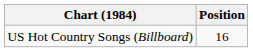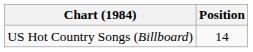(222, 36) 16 -> (222, 36) 14
